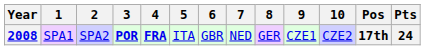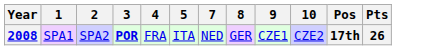- column: (212, 15)
(155, 35) bold -> (155, 35) normal
(406, 35) 24 -> (377, 35) 26
